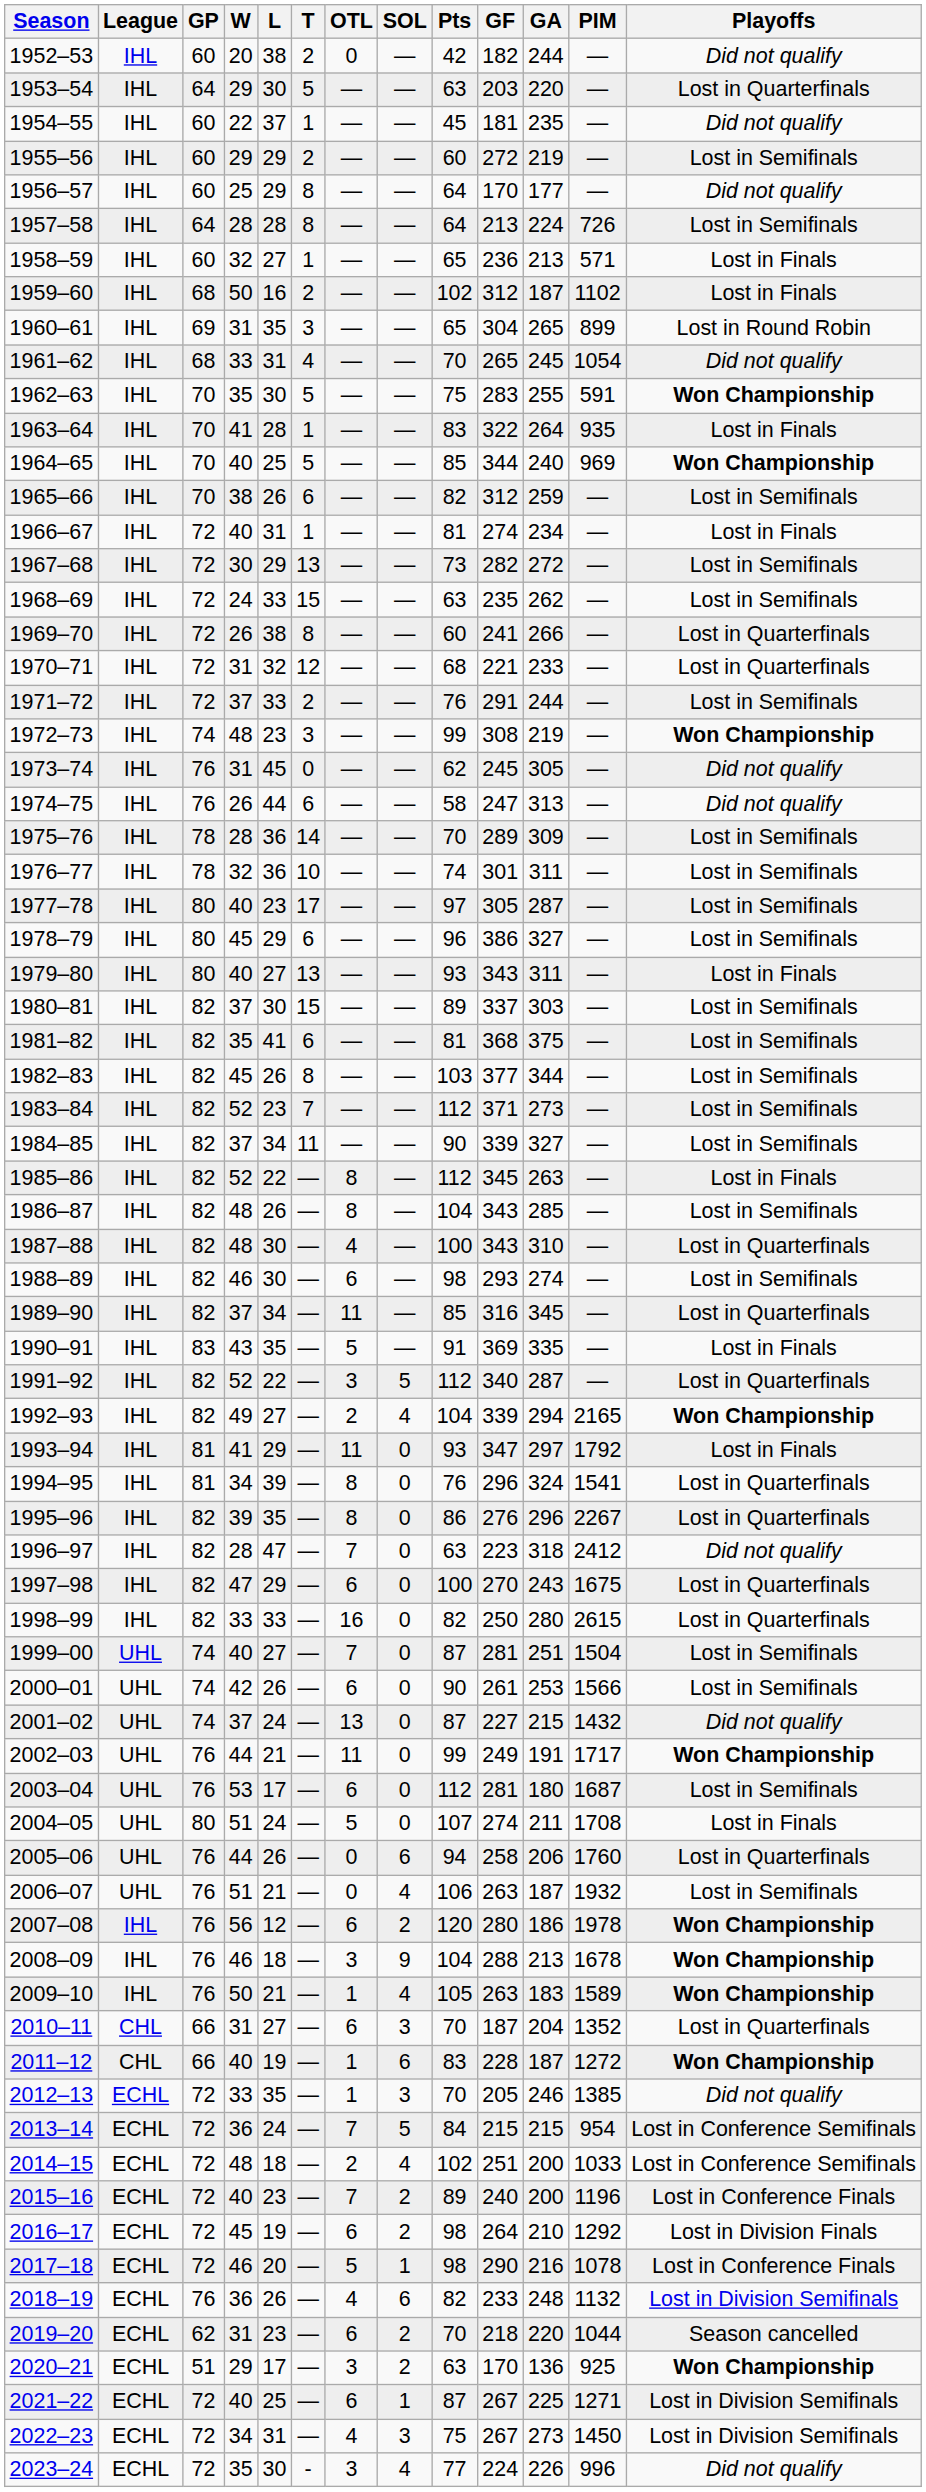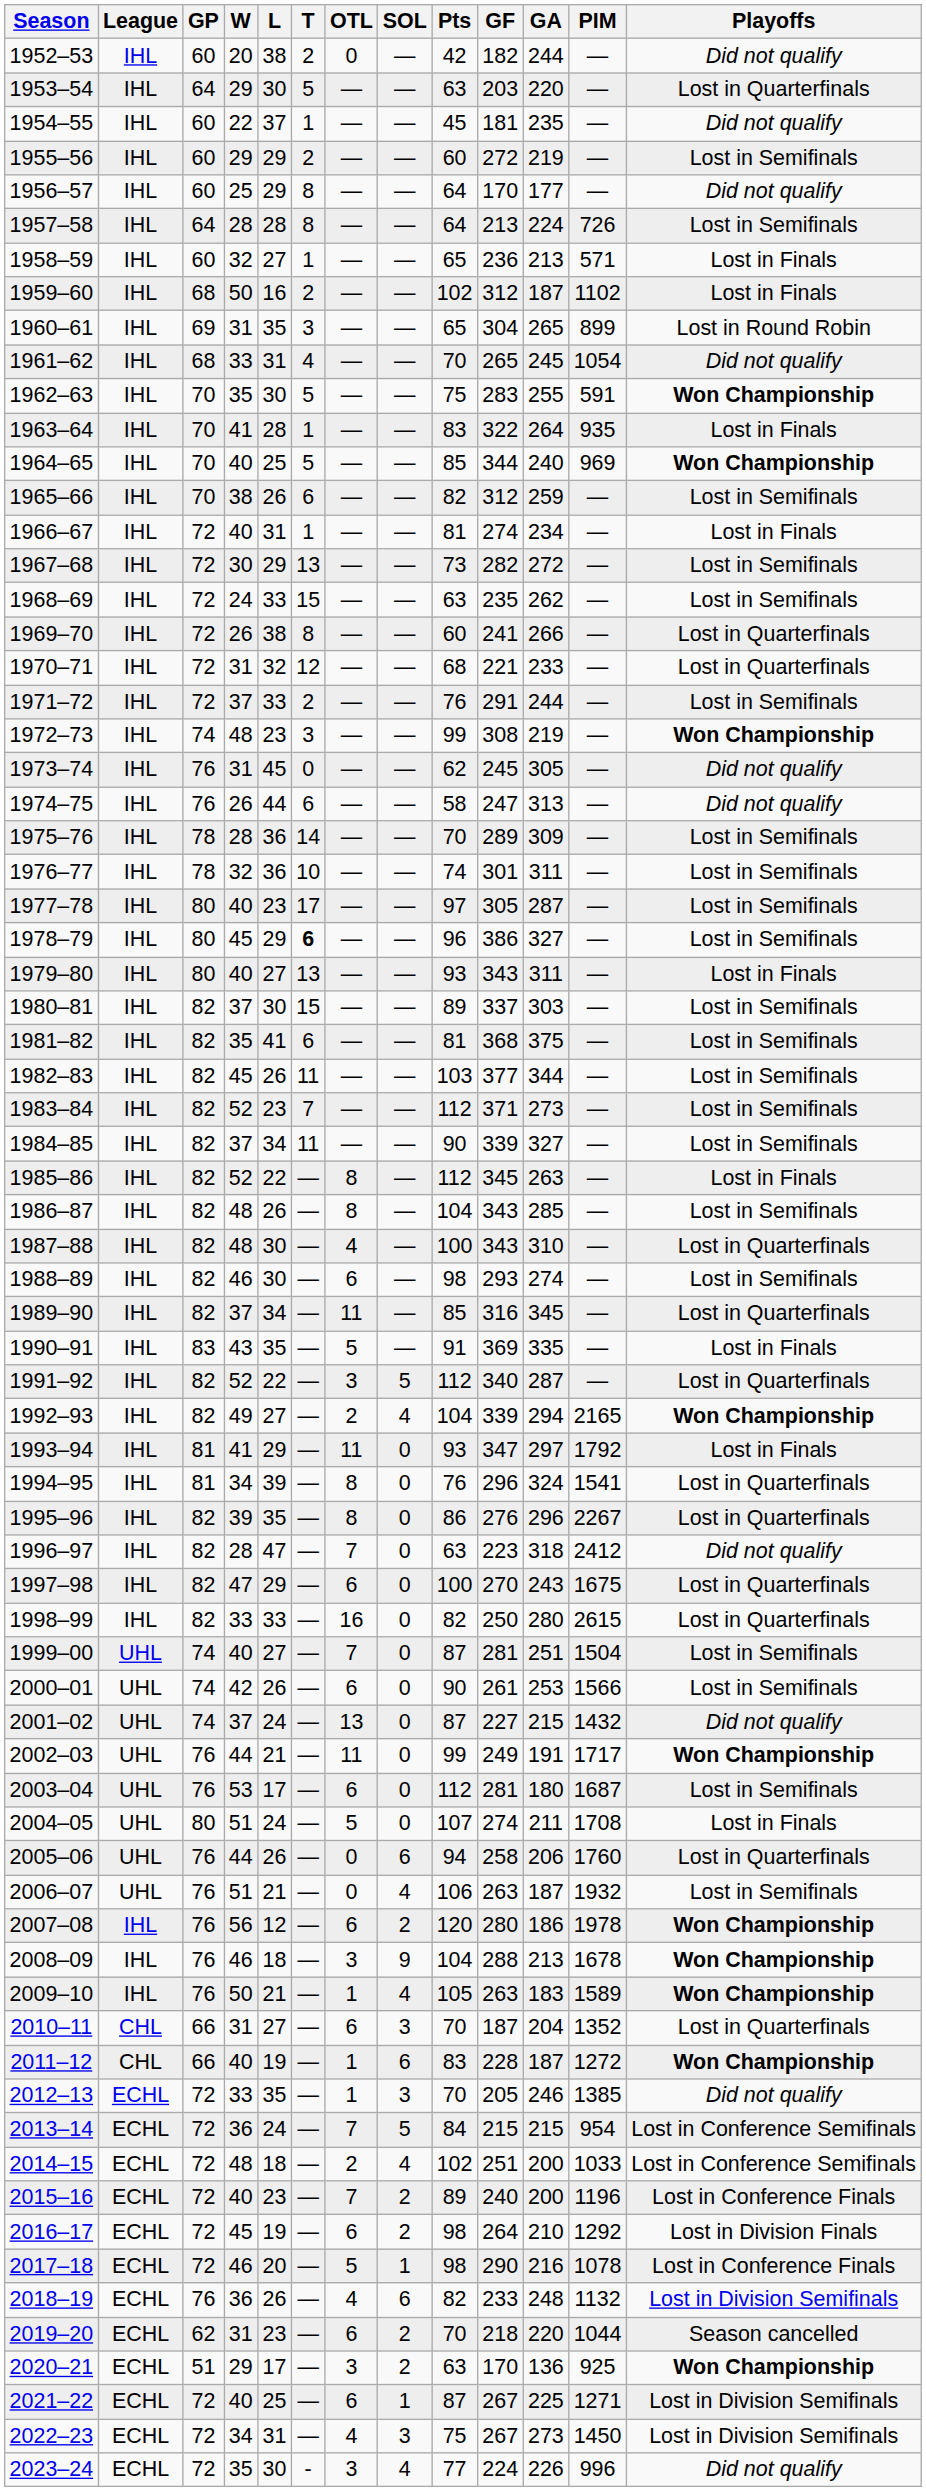(308, 939) normal -> (308, 939) bold
(308, 1075) 8 -> (308, 1075) 11
